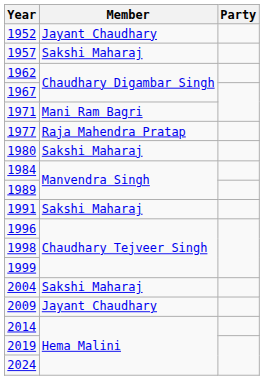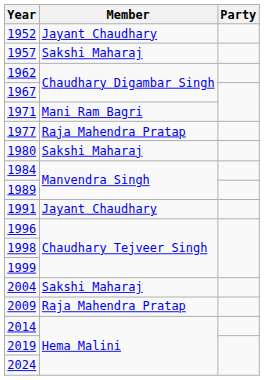(92, 209) Sakshi Maharaj -> (99, 209) Jayant Chaudhary
(99, 307) Jayant Chaudhary -> (114, 307) Raja Mahendra Pratap
